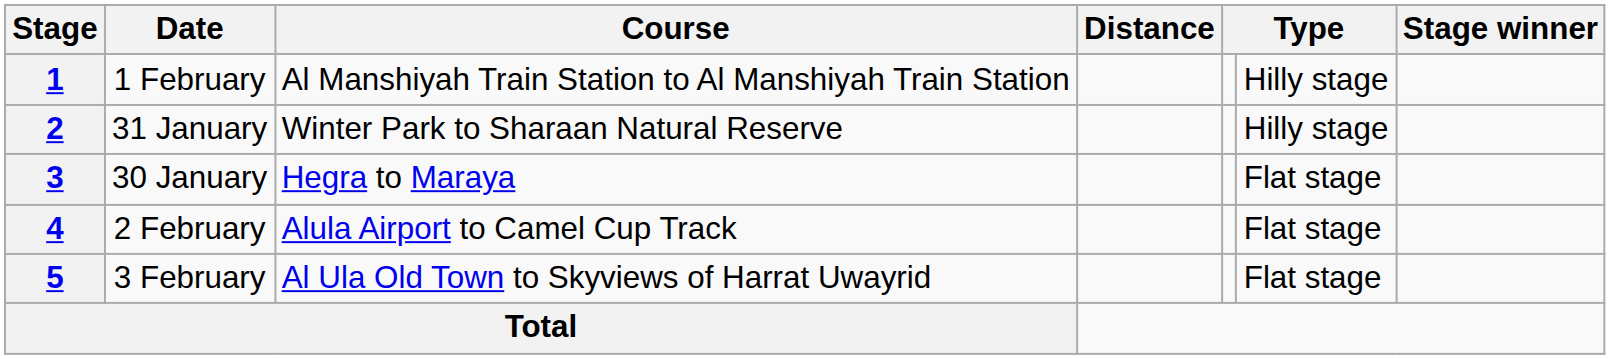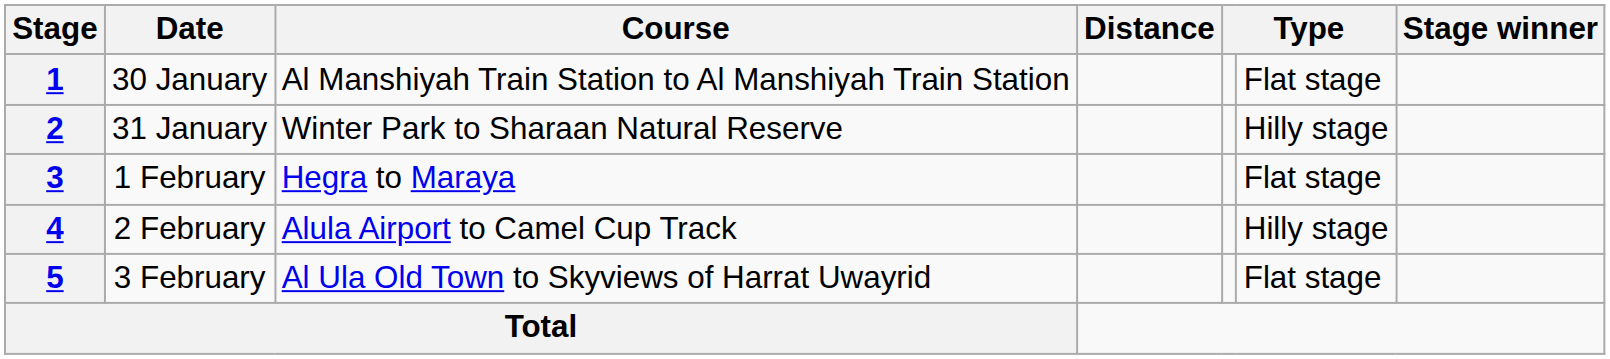(190, 79) 1 February -> (190, 79) 30 January
(1316, 79) Hilly stage -> (1313, 79) Flat stage
(190, 178) 30 January -> (190, 178) 1 February
(1313, 228) Flat stage -> (1316, 228) Hilly stage
